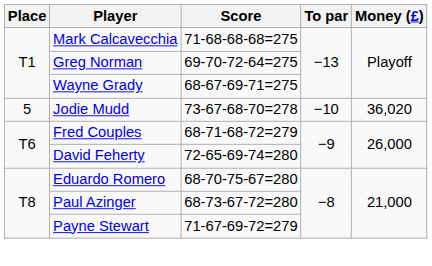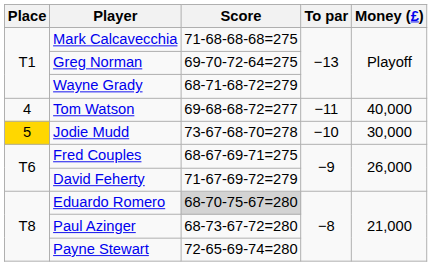(241, 86) 68-67-69-71=275 -> (241, 86) 68-71-68-72=279
+ row: (94, 109)
(27, 109) no background -> (27, 132) gold background
(389, 109) 36,020 -> (389, 132) 30,000
(241, 132) 68-71-68-72=279 -> (241, 156) 68-67-69-71=275
(241, 156) 72-65-69-74=280 -> (241, 179) 71-67-69-72=279
(241, 179) no background -> (241, 202) lightgrey background
(241, 226) 71-67-69-72=279 -> (241, 249) 72-65-69-74=280
